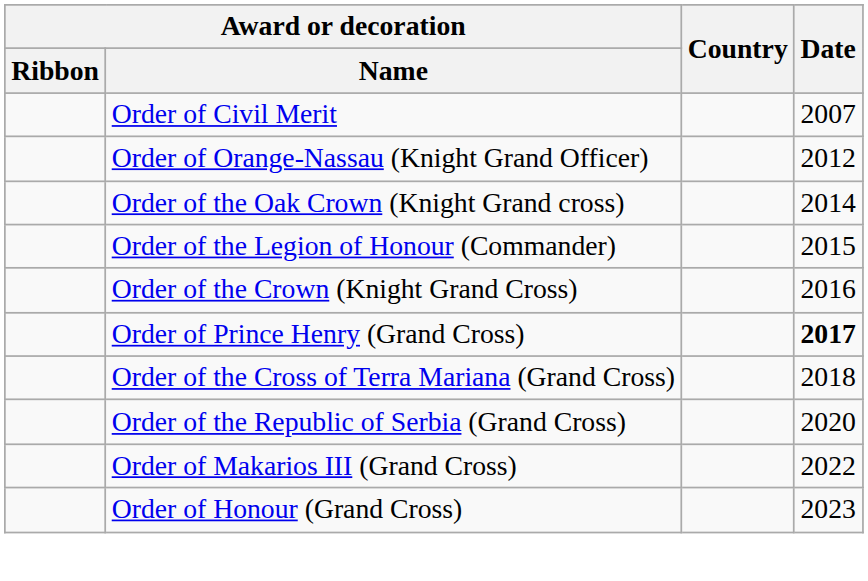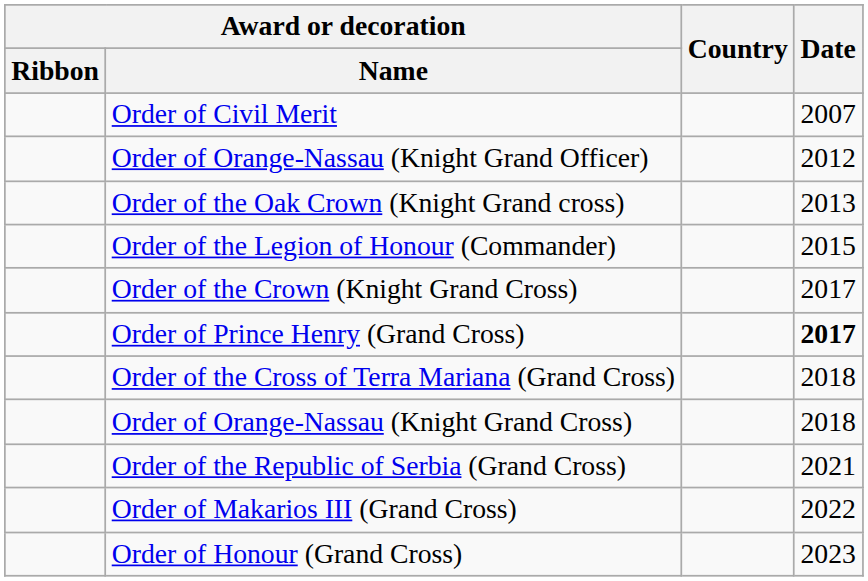(828, 202) 2014 -> (828, 202) 2013
(828, 289) 2016 -> (828, 289) 2017
+ row: (372, 421)
(828, 421) 2020 -> (828, 465) 2021
